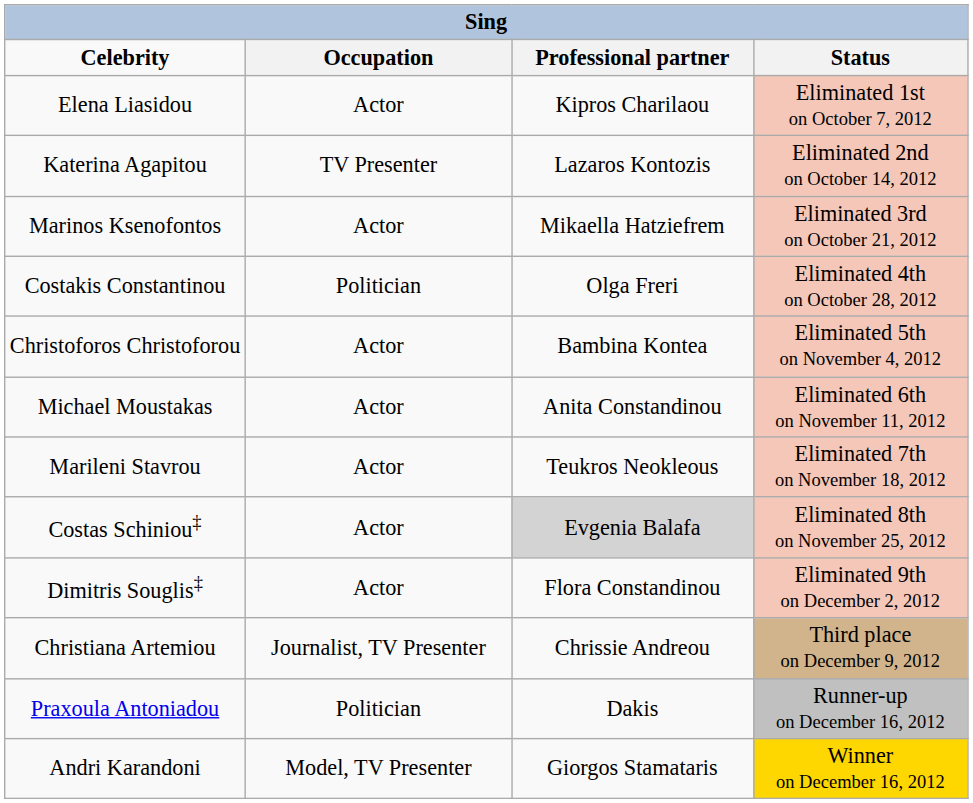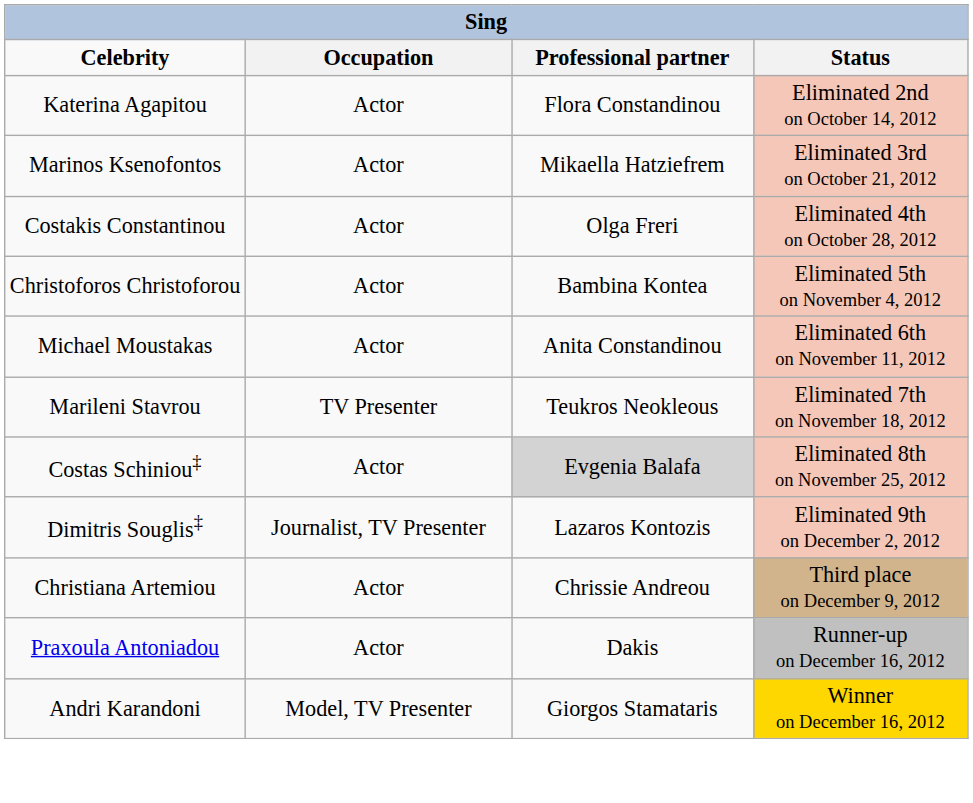- row: (125, 105)
(378, 165) TV Presenter -> (378, 105) Actor
(632, 165) Lazaros Kontozis -> (632, 105) Flora Constandinou
(378, 286) Politician -> (378, 225) Actor
(378, 466) Actor -> (378, 406) TV Presenter
(378, 587) Actor -> (378, 527) Journalist, TV Presenter
(632, 587) Flora Constandinou -> (632, 527) Lazaros Kontozis
(378, 647) Journalist, TV Presenter -> (378, 587) Actor
(378, 708) Politician -> (378, 647) Actor
